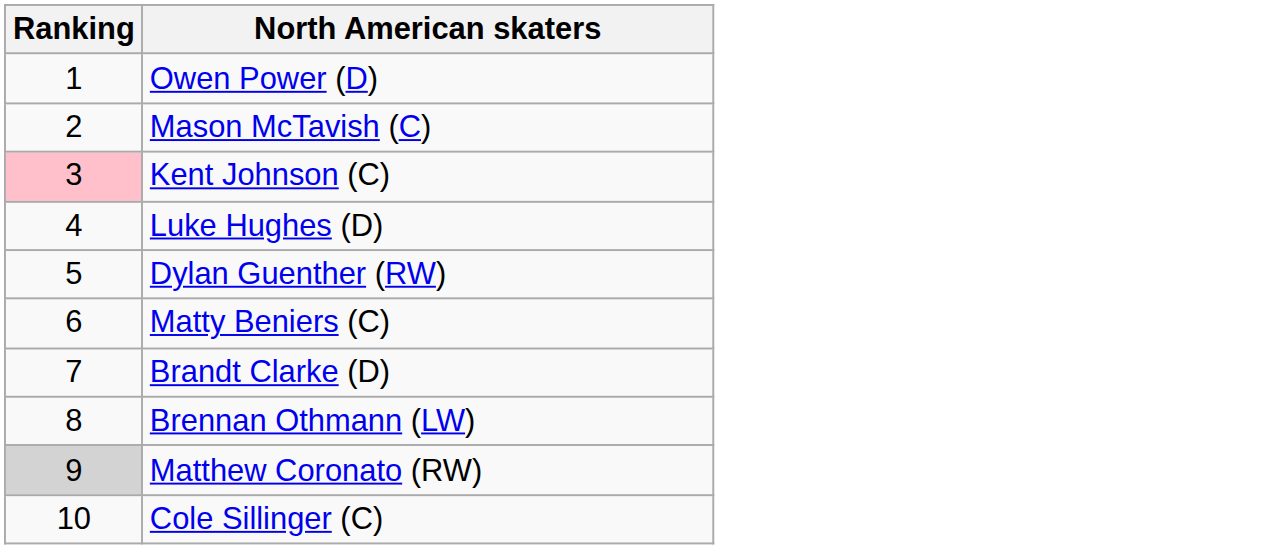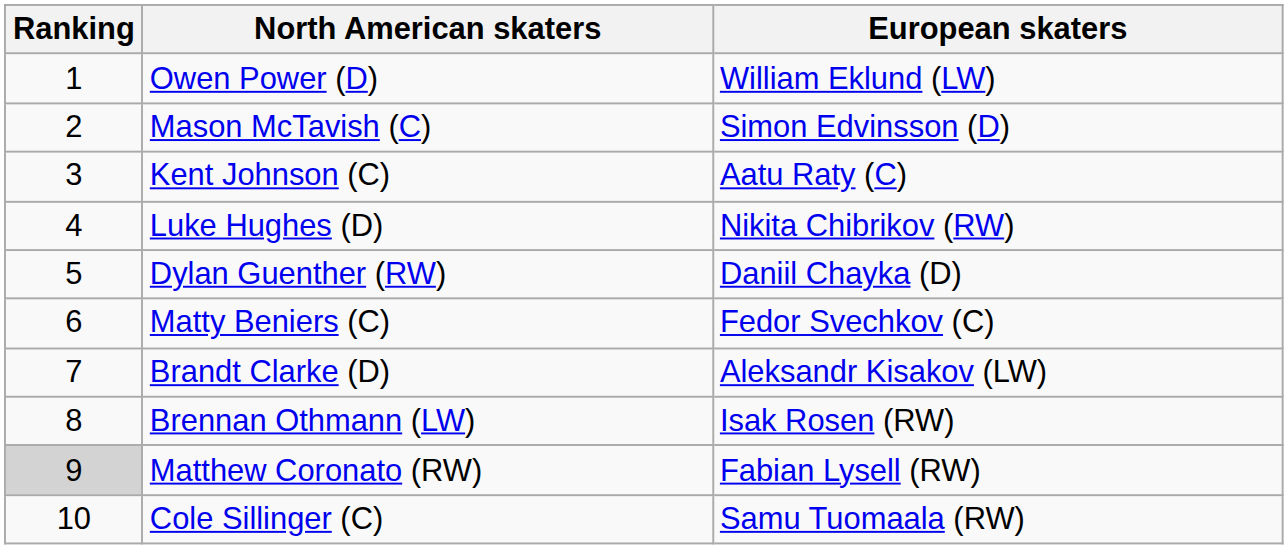+ column: (998, 28)
(74, 175) pink background -> (74, 175) no background
